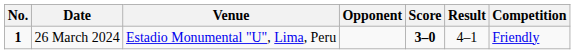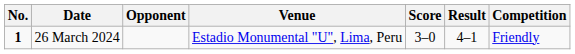columns swapped: (231, 15) <-> (372, 15)
(425, 37) bold -> (425, 37) normal
